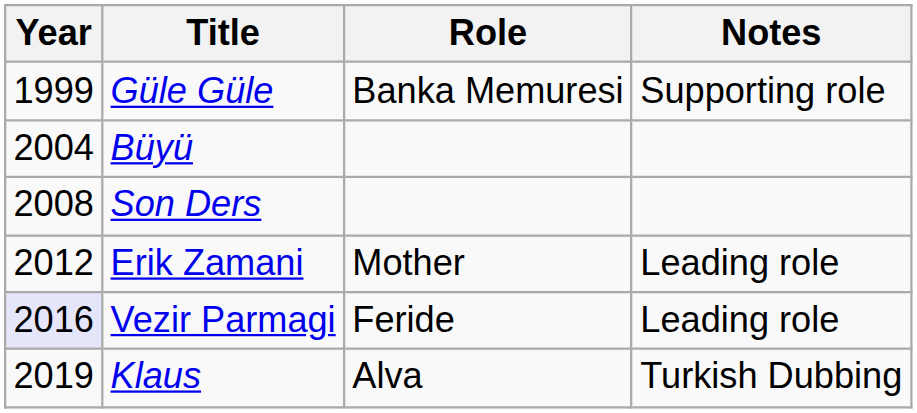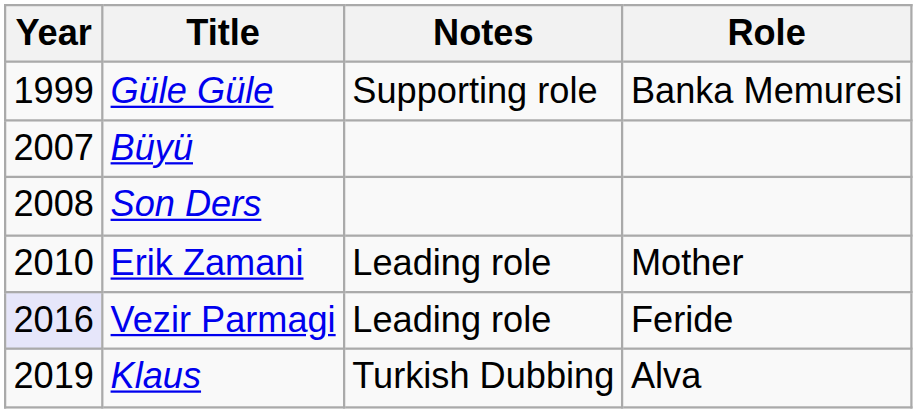columns swapped: (488, 33) <-> (771, 33)
(54, 147) 2004 -> (54, 147) 2007
(54, 262) 2012 -> (54, 262) 2010
